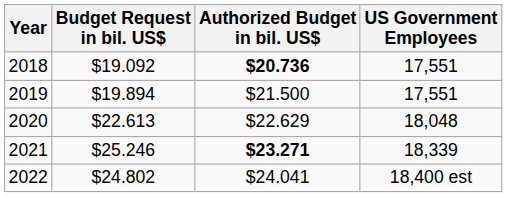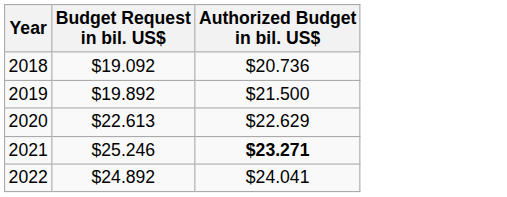- column: (431, 28)
(278, 66) bold -> (278, 66) normal
(123, 94) $19.894 -> (123, 94) $19.892
(123, 177) $24.802 -> (123, 177) $24.892
